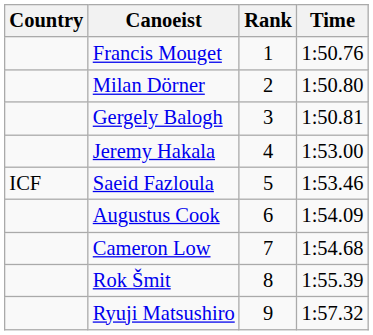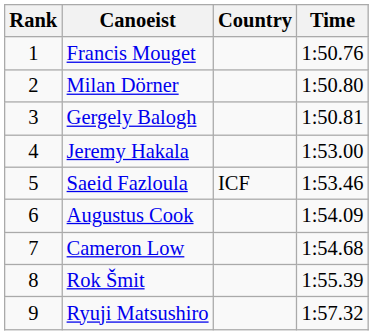columns swapped: (268, 20) <-> (46, 20)
